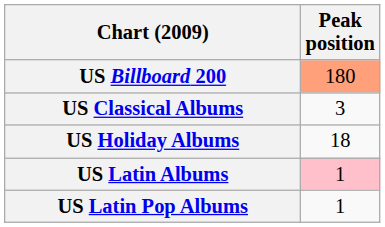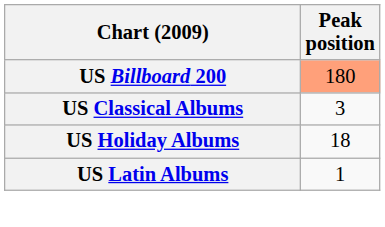(340, 173) pink background -> (340, 173) no background
- row: (153, 206)
